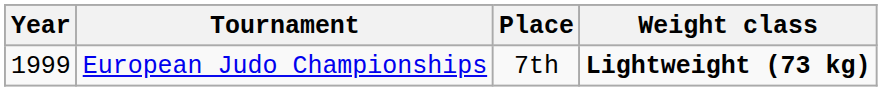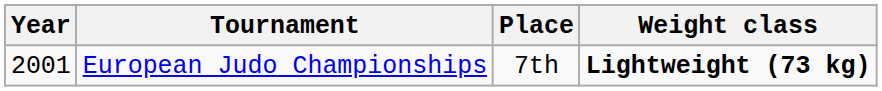(41, 66) 1999 -> (41, 66) 2001
